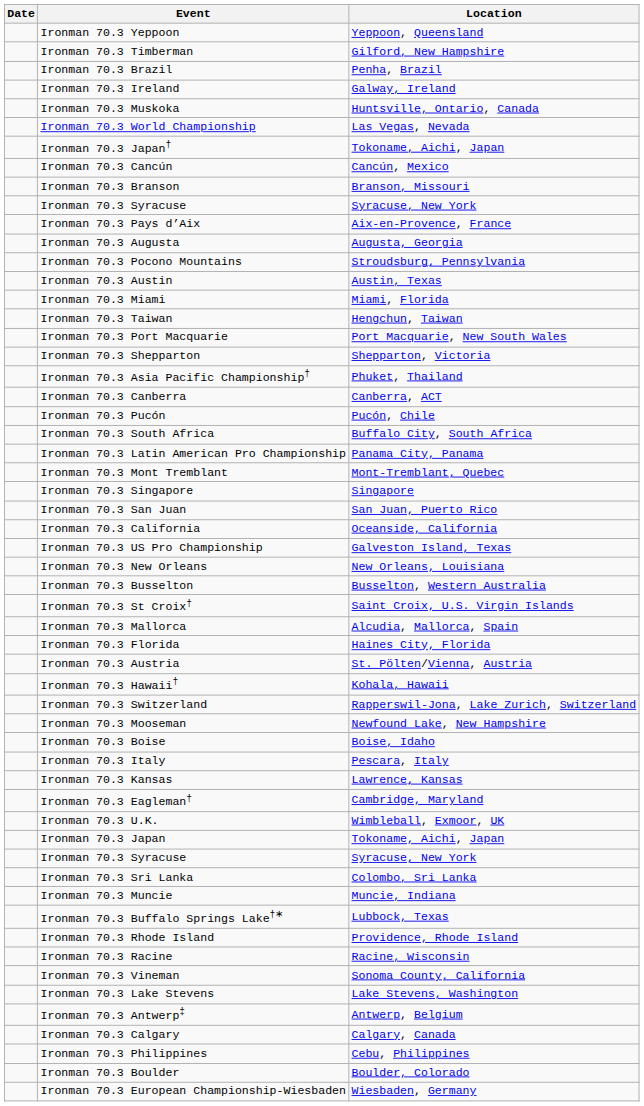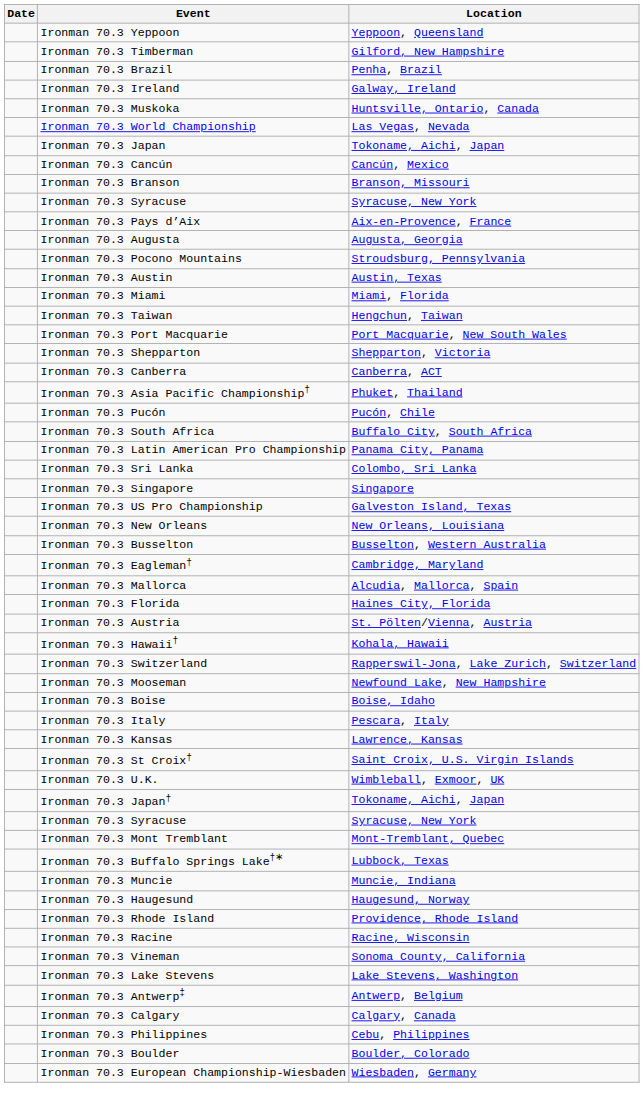rows swapped: (103, 840) <-> (106, 147)
rows swapped: (175, 377) <-> (113, 397)
rows swapped: (117, 877) <-> (134, 472)
- row: (113, 510)
- row: (120, 529)
rows swapped: (116, 606) <-> (116, 800)
rows swapped: (162, 917) <-> (106, 896)
+ row: (117, 900)
